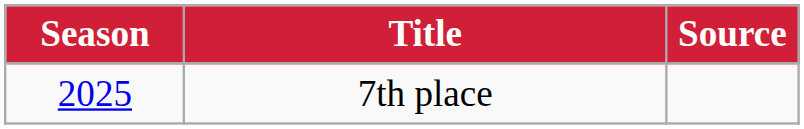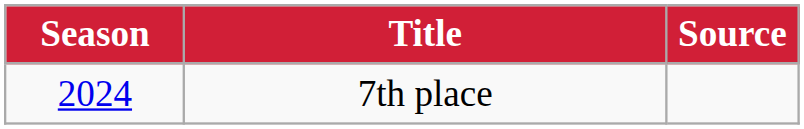(95, 92) 2025 -> (95, 92) 2024
